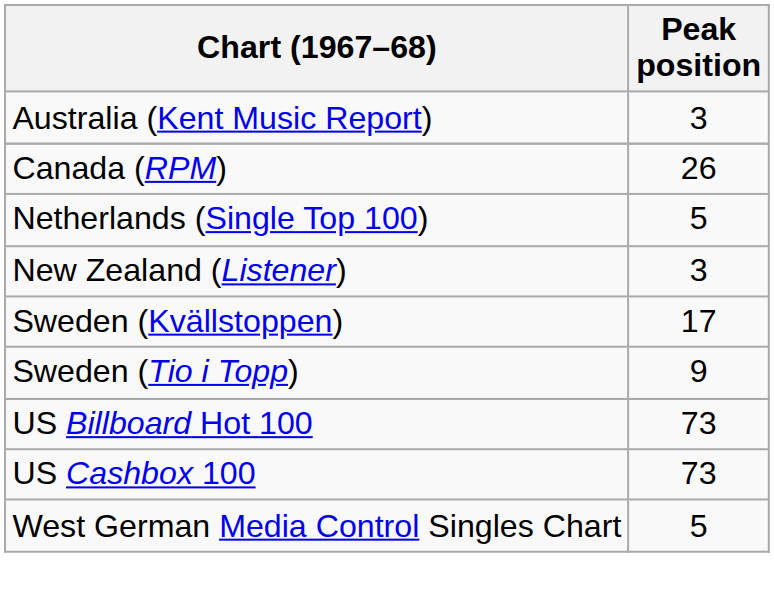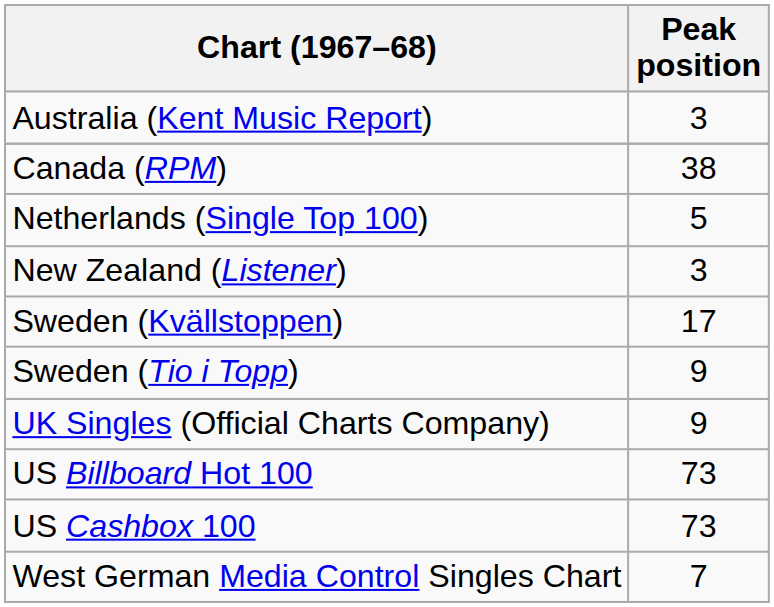(699, 168) 26 -> (699, 168) 38
+ row: (281, 423)
(699, 525) 5 -> (699, 576) 7
